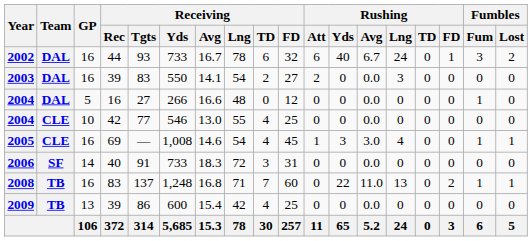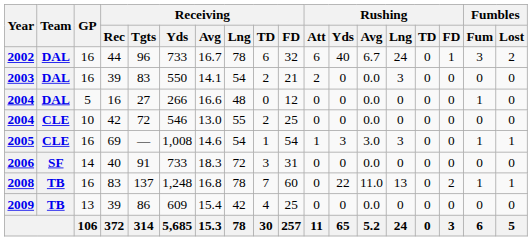(144, 57) 93 -> (144, 57) 96
(291, 78) 27 -> (291, 78) 21
(144, 120) 77 -> (144, 120) 72
(266, 120) 4 -> (266, 120) 2
(266, 141) 4 -> (266, 141) 1
(291, 141) 45 -> (291, 141) 54
(400, 141) 4 -> (400, 141) 3
(239, 183) 71 -> (239, 183) 78
(177, 204) 600 -> (177, 204) 609
